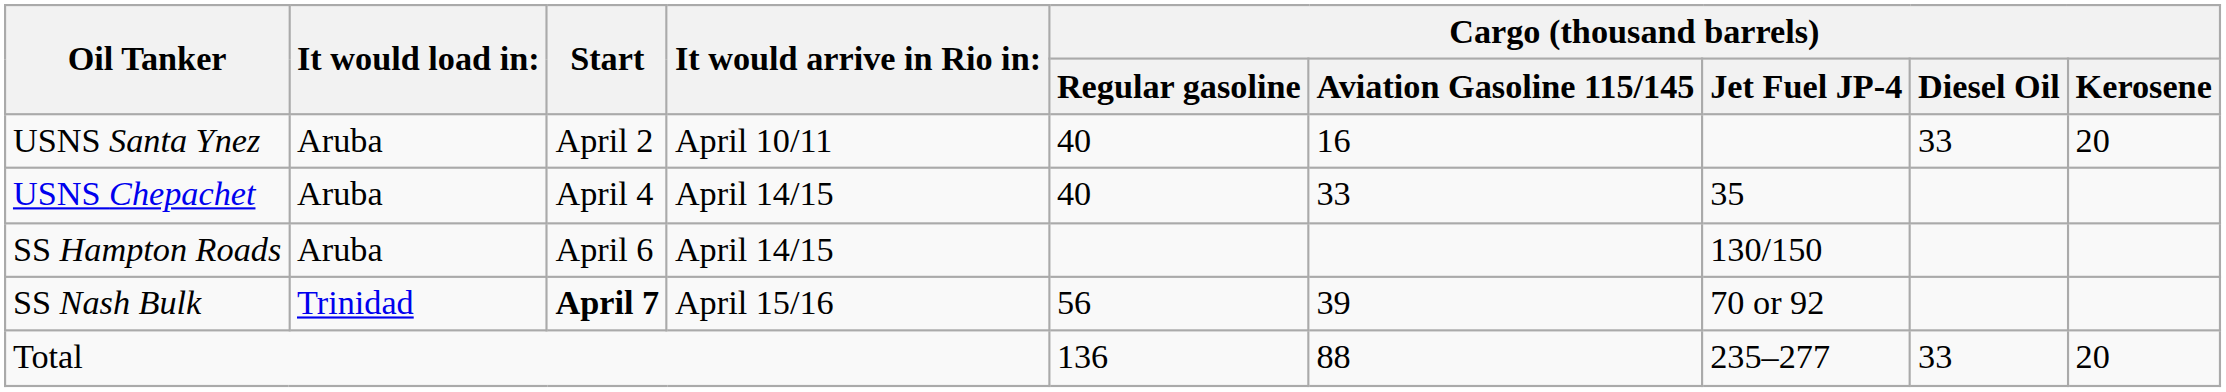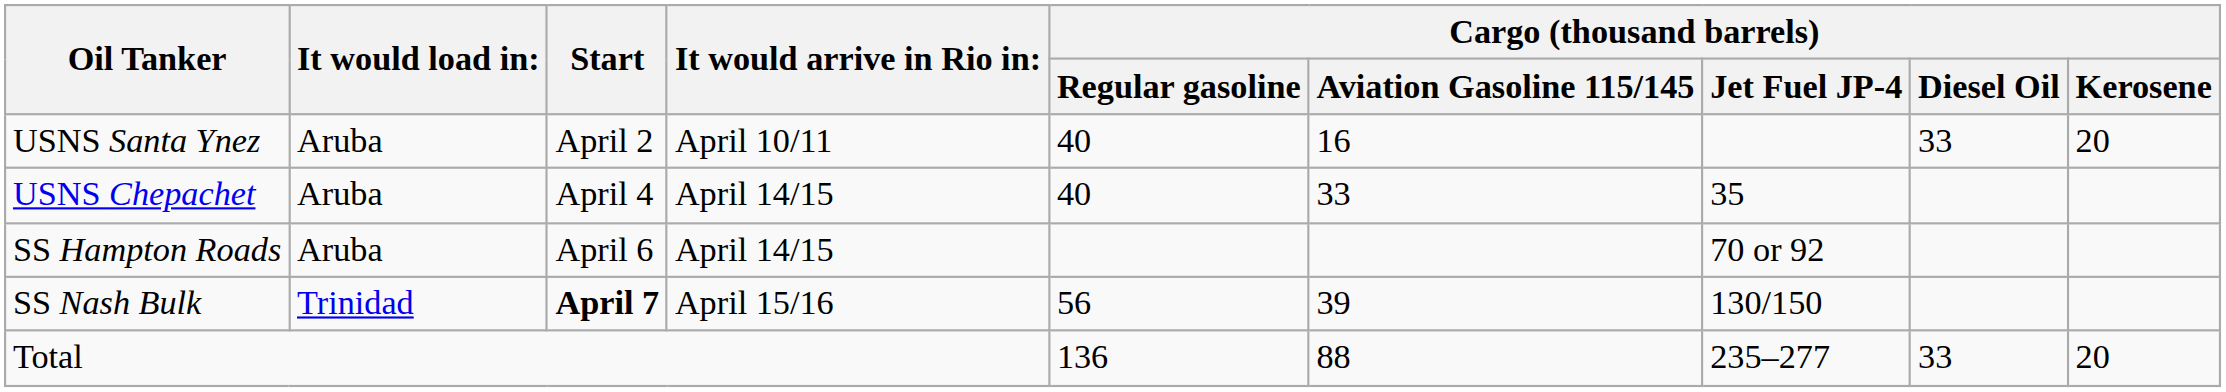(1766, 248) 130/150 -> (1767, 248) 70 or 92
(1767, 303) 70 or 92 -> (1766, 303) 130/150
